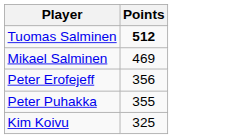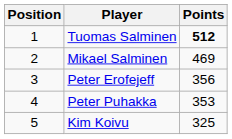+ column: (34, 15)
(144, 101) 355 -> (204, 101) 353
